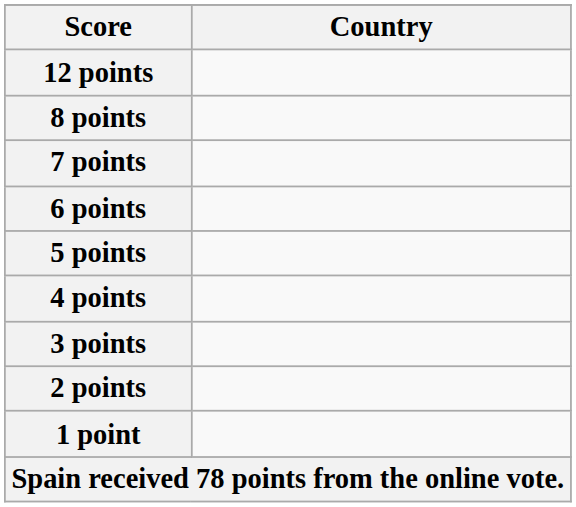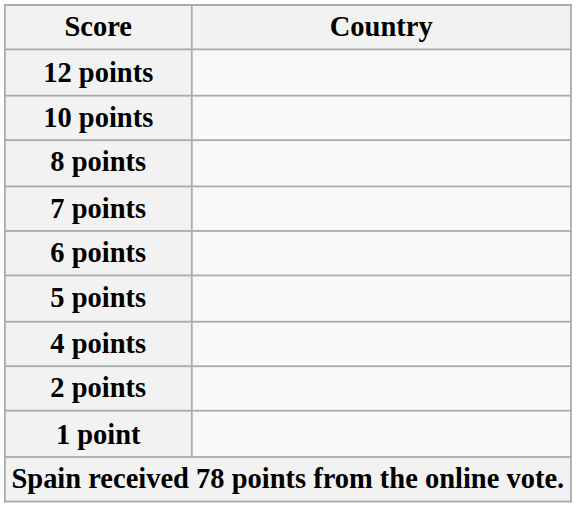+ row: (98, 117)
- row: (98, 343)
